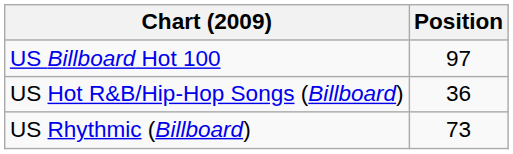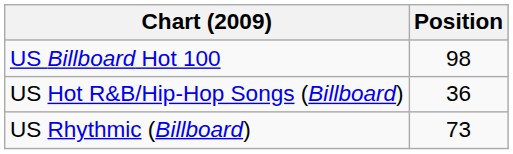(459, 58) 97 -> (459, 58) 98
